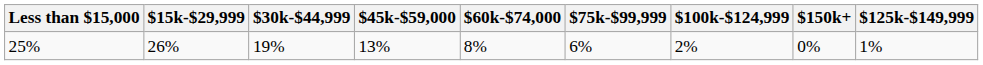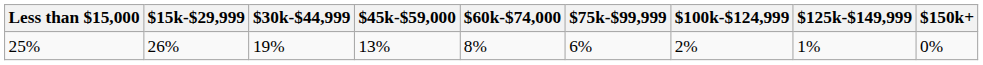columns swapped: (917, 18) <-> (824, 18)
